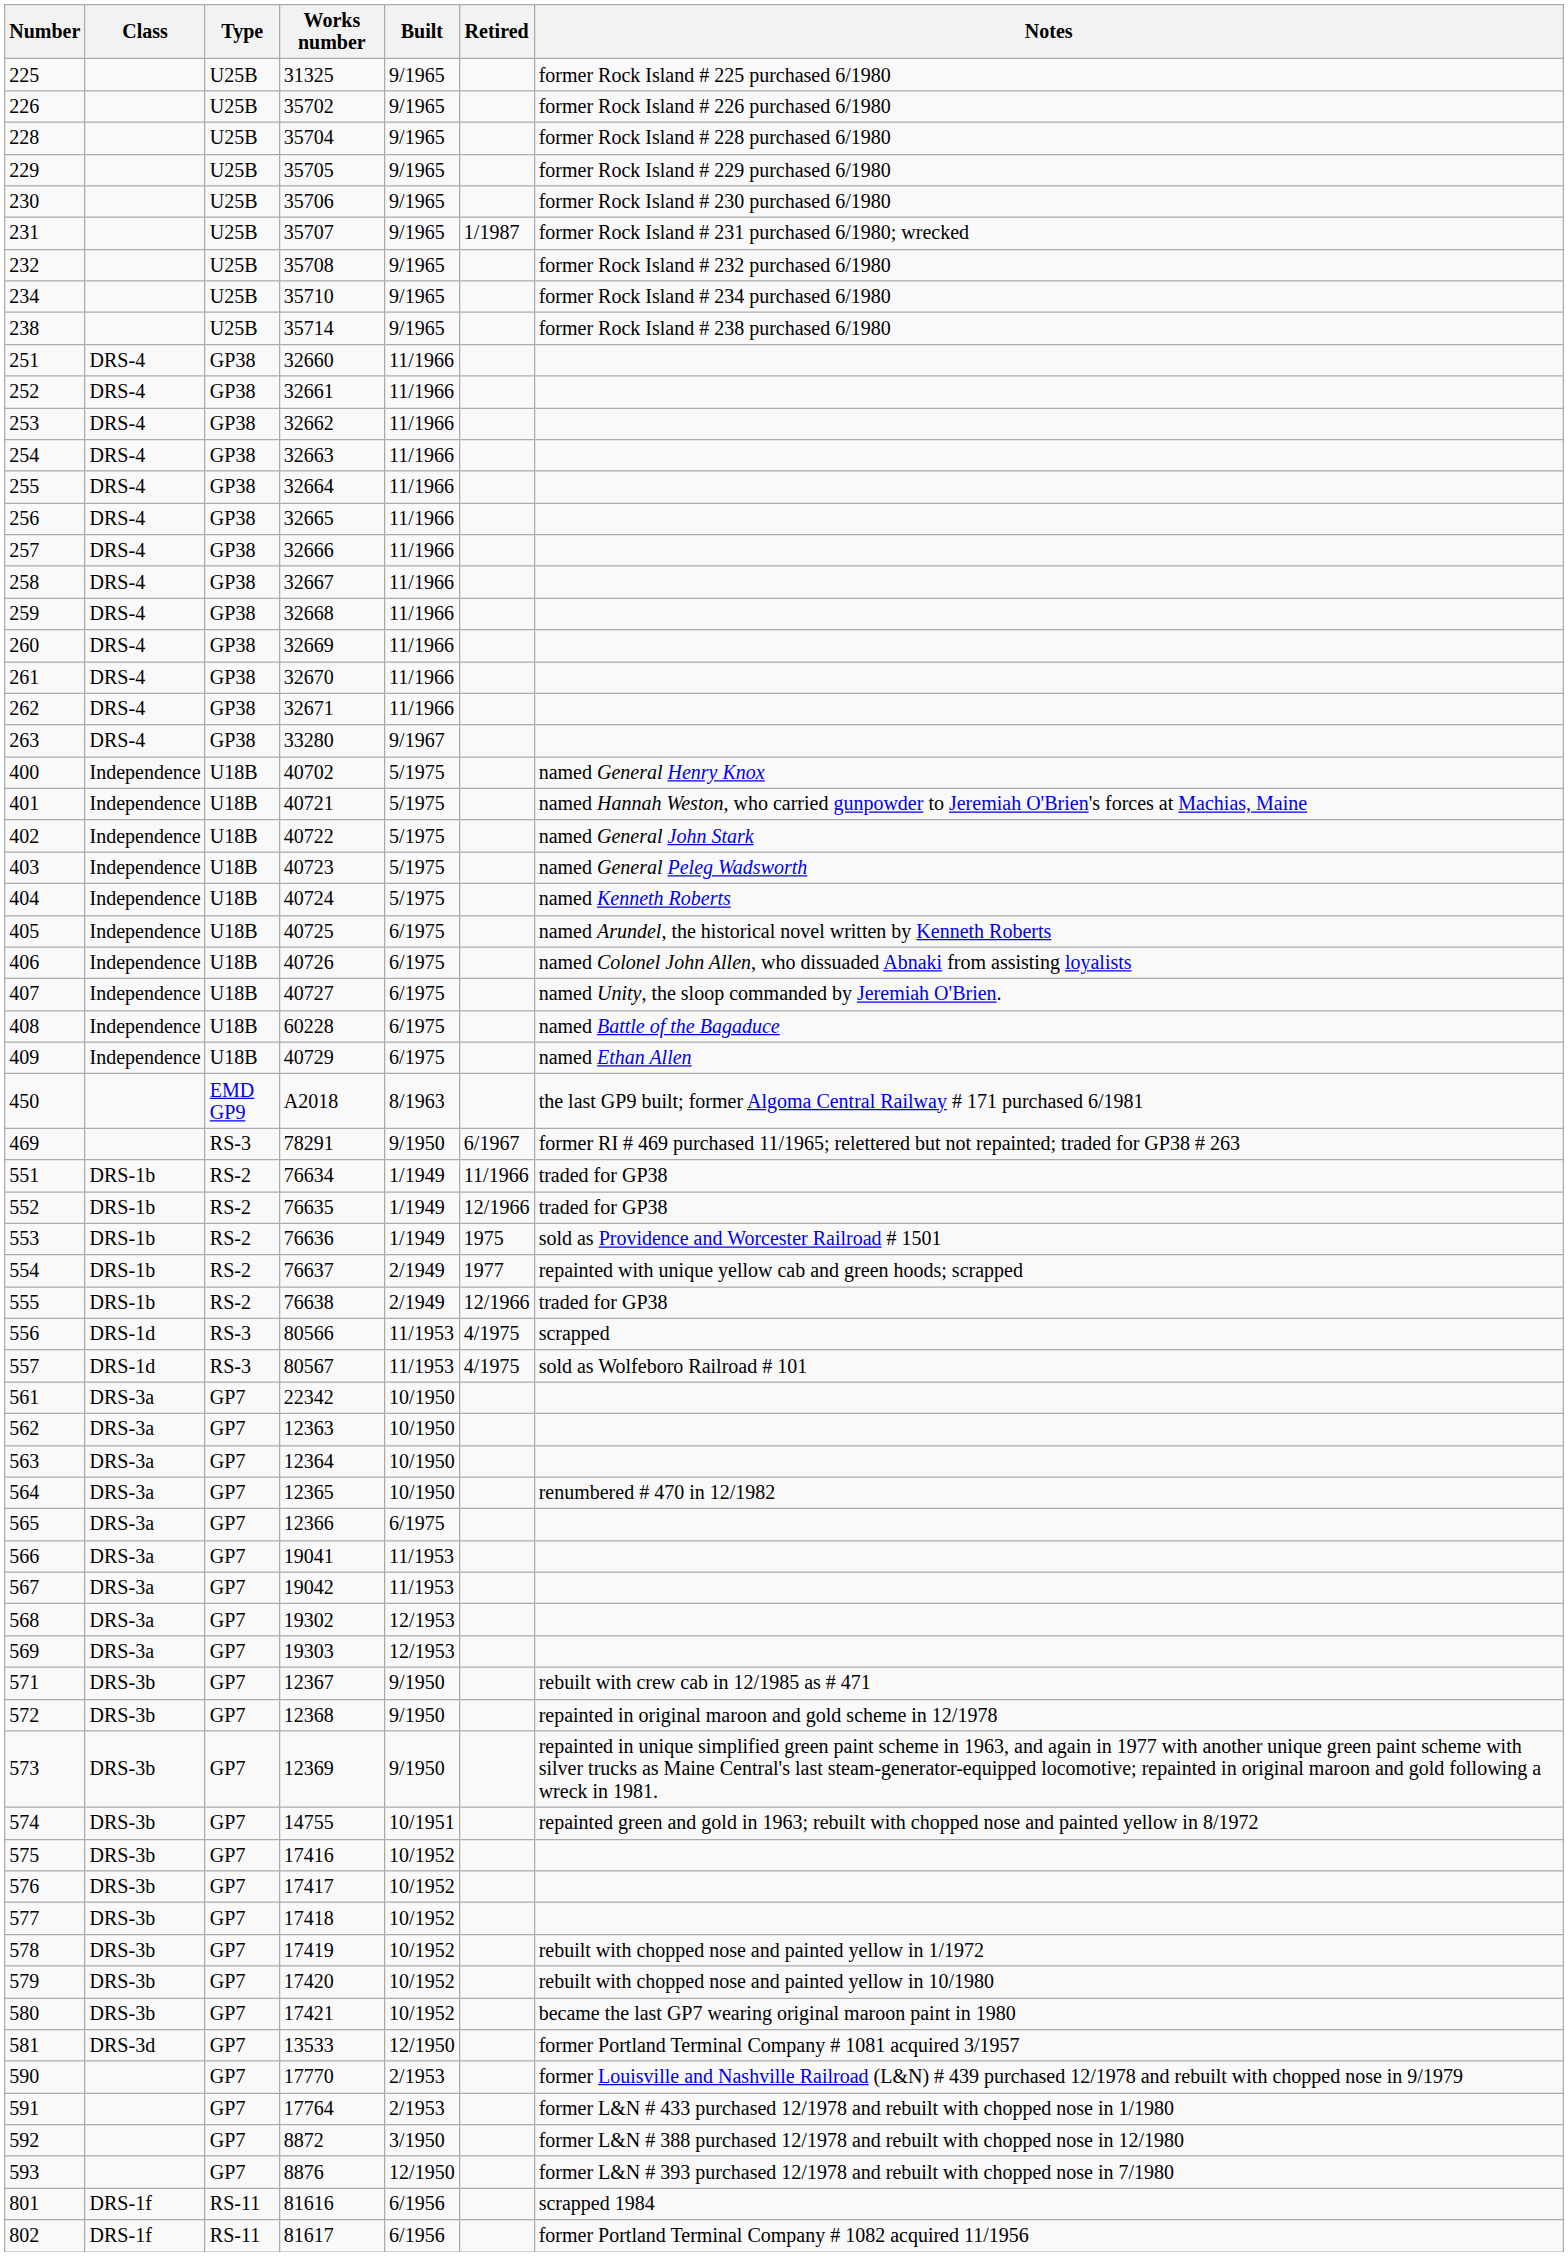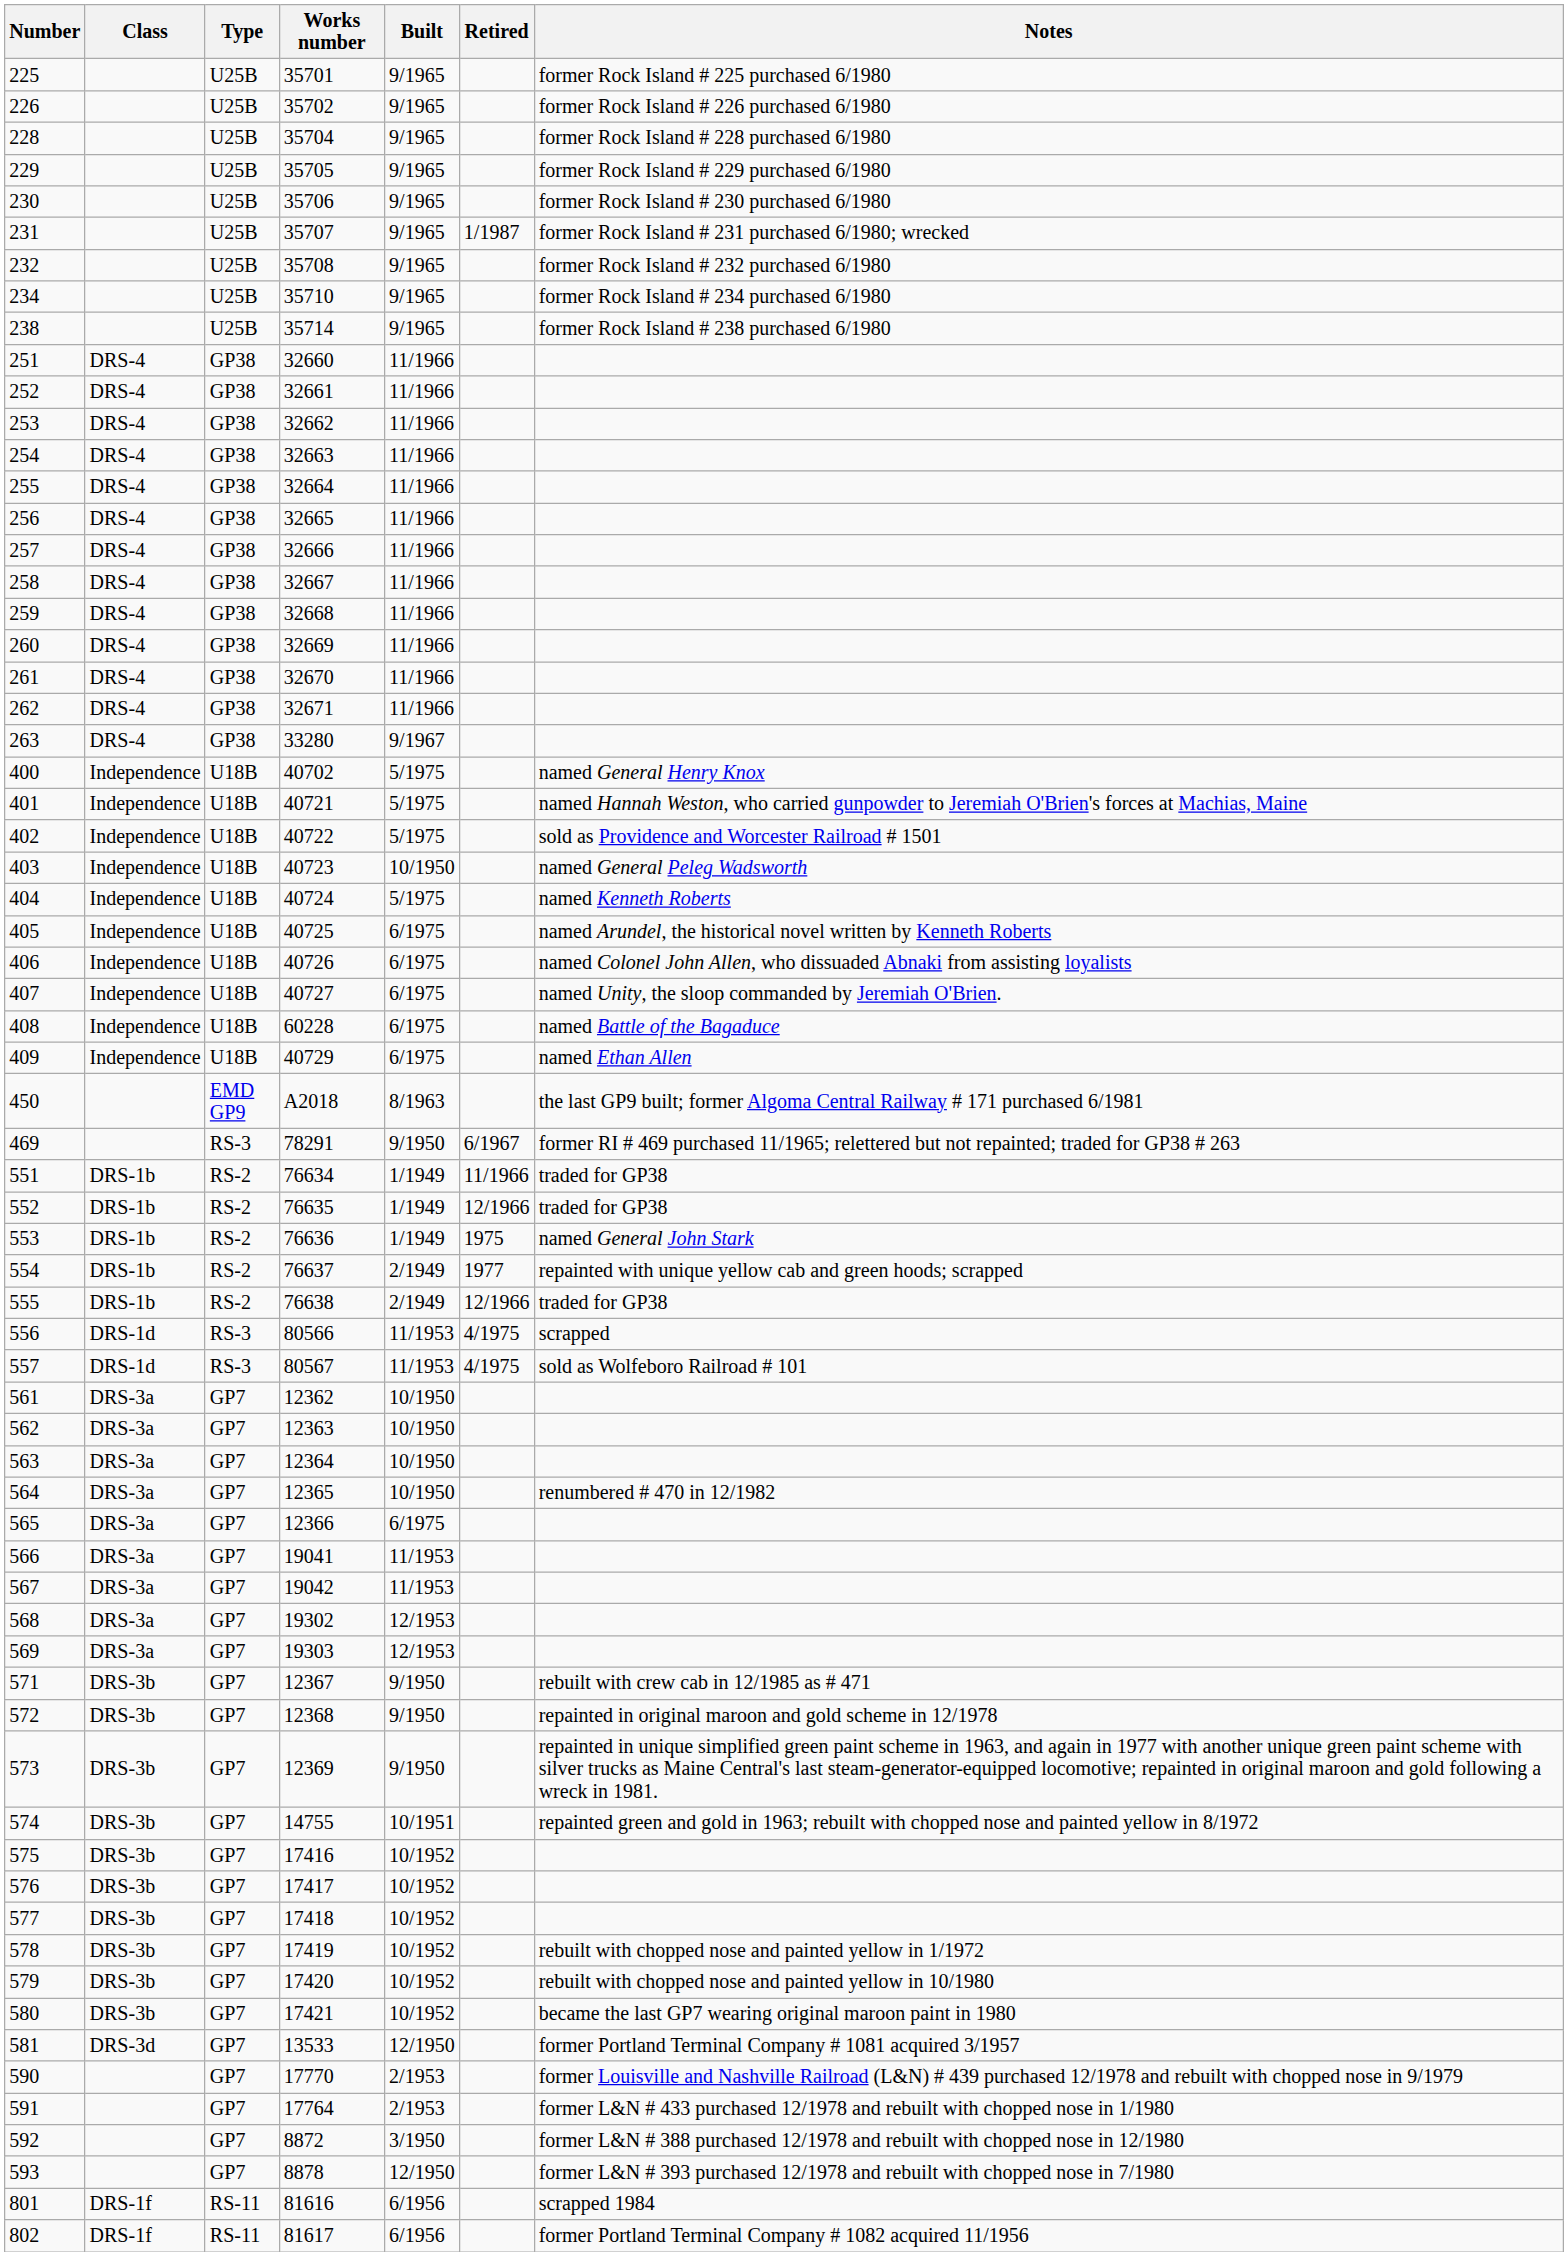(309, 74) 31325 -> (309, 74) 35701
(646, 835) named General John Stark -> (740, 835) sold as Providence and Worcester Railroad # 1501
(417, 867) 5/1975 -> (422, 867) 10/1950
(740, 1238) sold as Providence and Worcester Railroad # 1501 -> (646, 1238) named General John Stark
(309, 1397) 22342 -> (309, 1397) 12362
(304, 2172) 8876 -> (304, 2172) 8878
